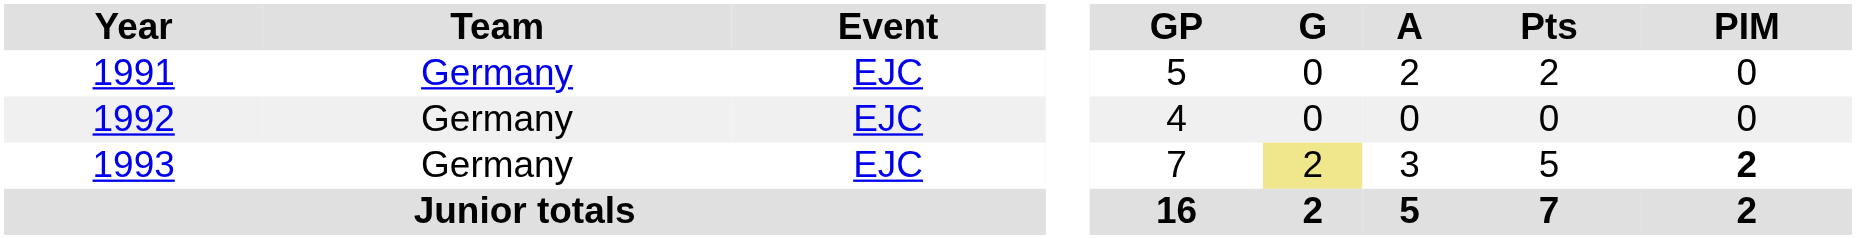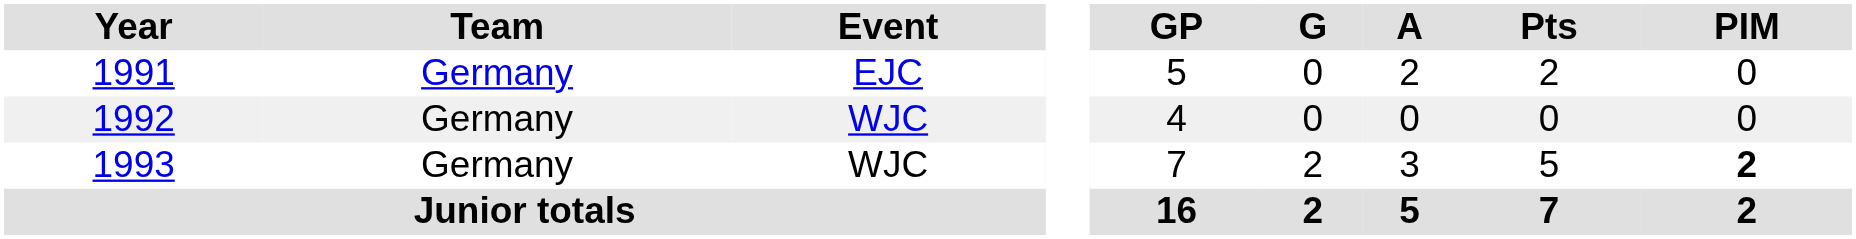(888, 118) EJC -> (888, 118) WJC
(888, 165) EJC -> (888, 165) WJC
(1313, 165) khaki background -> (1313, 165) no background
